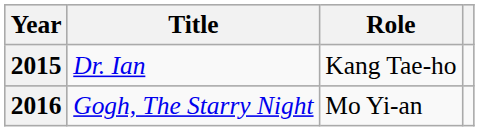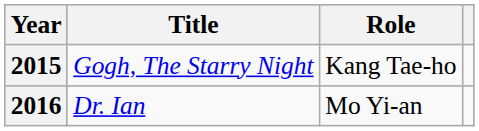(109, 65) Dr. Ian -> (193, 65) Gogh, The Starry Night
(193, 105) Gogh, The Starry Night -> (109, 105) Dr. Ian
